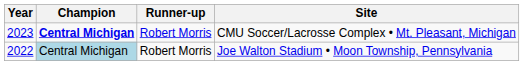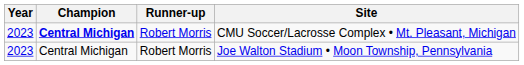(20, 51) 2022 -> (20, 51) 2023
(83, 51) lightblue background -> (83, 51) no background
